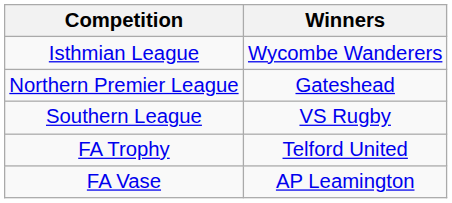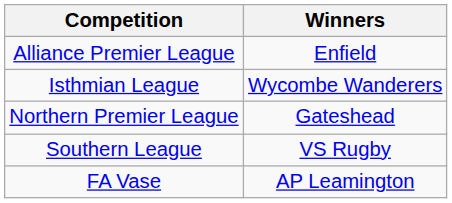+ row: (124, 52)
- row: (124, 149)
